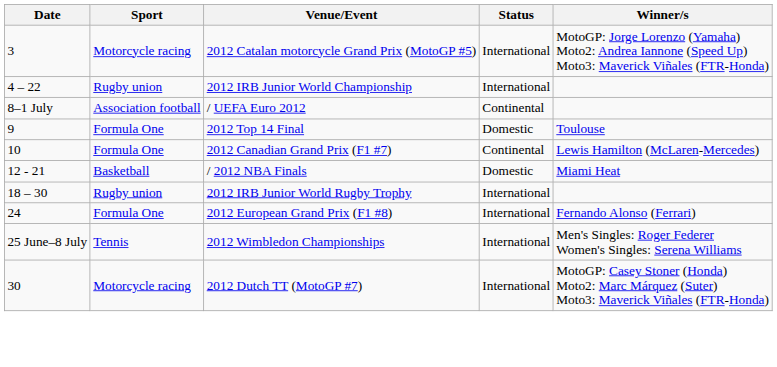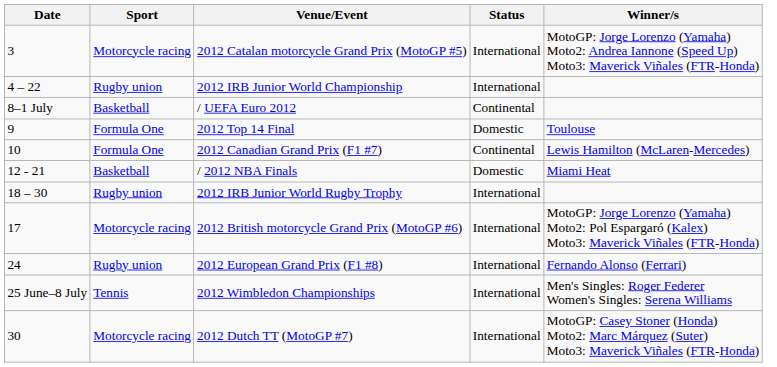(147, 108) Association football -> (121, 108) Basketball
+ row: (330, 228)
(128, 213) Formula One -> (128, 264) Rugby union
